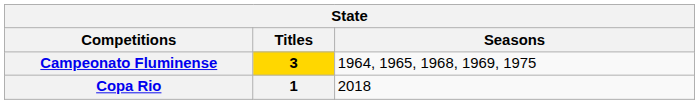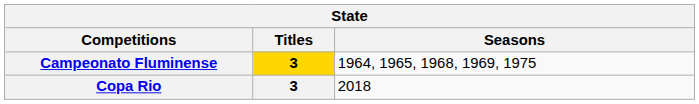(294, 87) 1 -> (294, 87) 3
